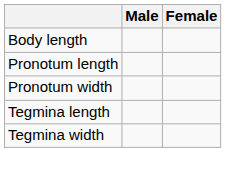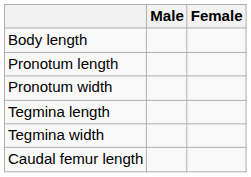+ row: (76, 159)
